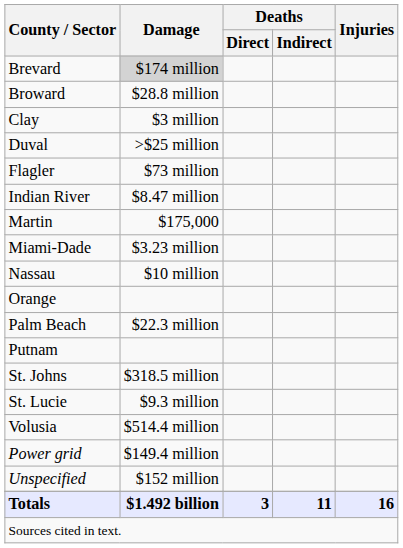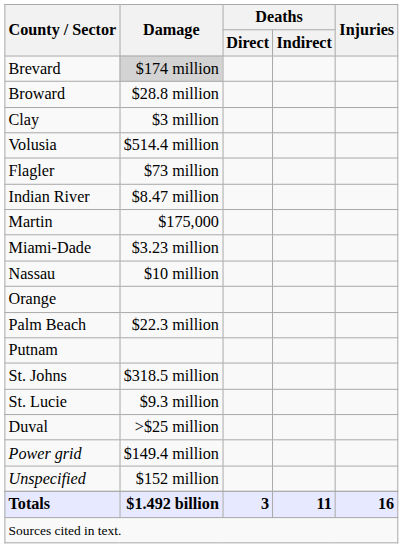rows swapped: (28, 145) <-> (33, 427)
